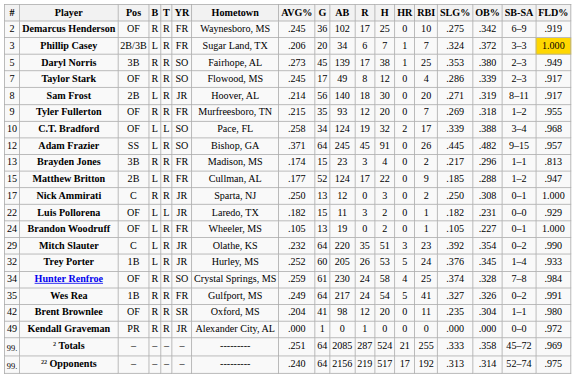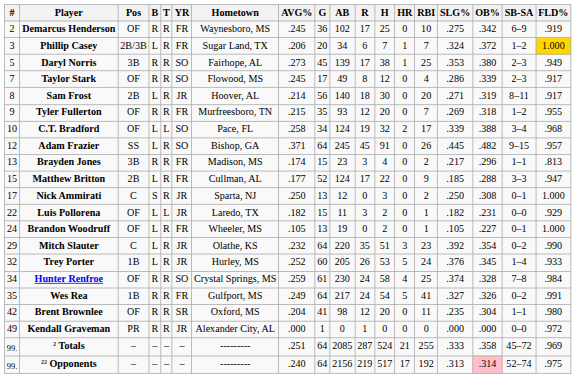(519, 45) 3–3 -> (519, 45) 1–2
(519, 179) 1–2 -> (519, 179) 3–3
(155, 195) R -> (155, 195) S
(487, 364) no background -> (487, 364) pink background
